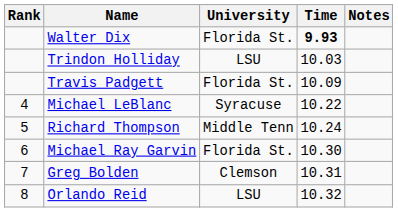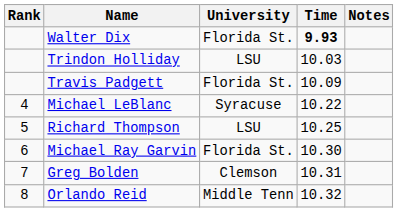(248, 128) Middle Tenn -> (248, 128) LSU
(321, 128) 10.24 -> (321, 128) 10.25
(248, 195) LSU -> (248, 195) Middle Tenn
